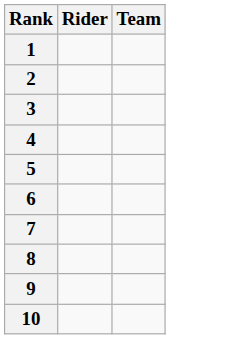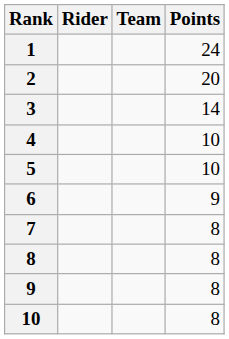+ column: (195, 19)
